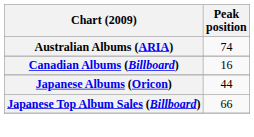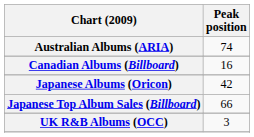(226, 84) 44 -> (226, 84) 42
+ row: (104, 122)
